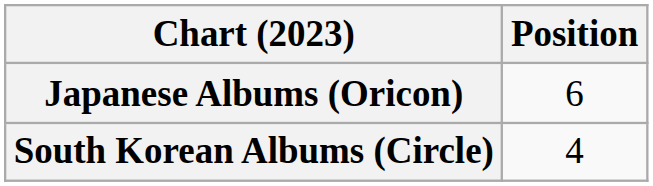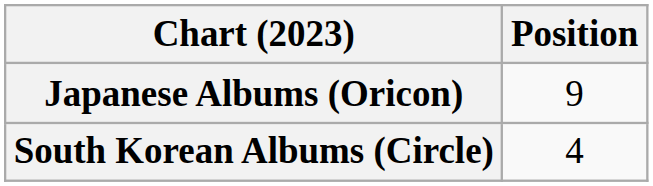(575, 92) 6 -> (575, 92) 9
